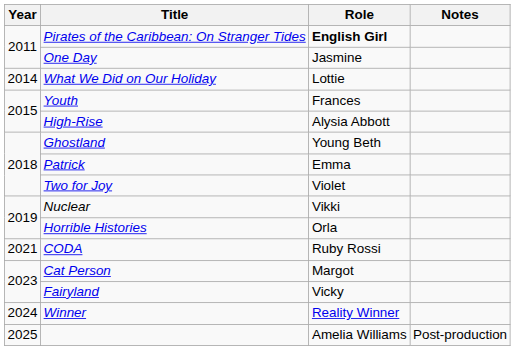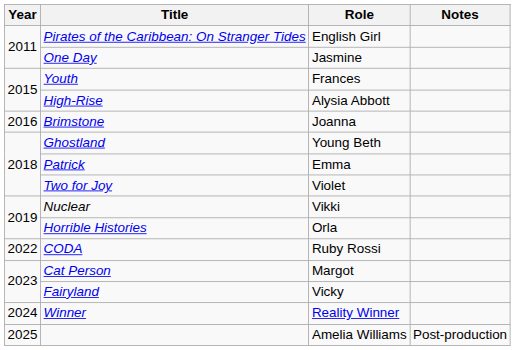(350, 36) bold -> (346, 36) normal
- row: (130, 79)
+ row: (74, 121)
(22, 249) 2021 -> (22, 249) 2022
